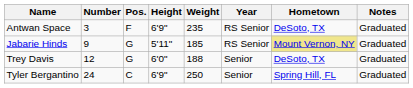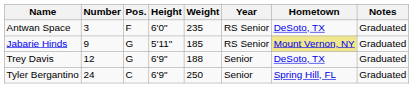(159, 28) 6'9" -> (159, 28) 6'0"
(159, 59) 6'0" -> (159, 59) 6'9"
